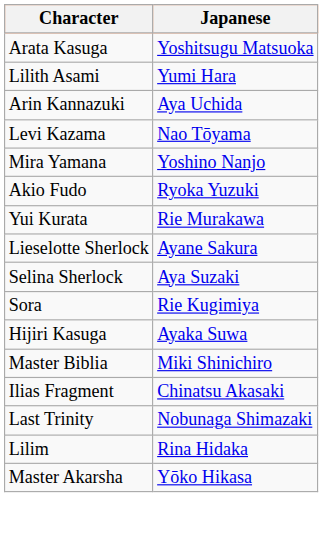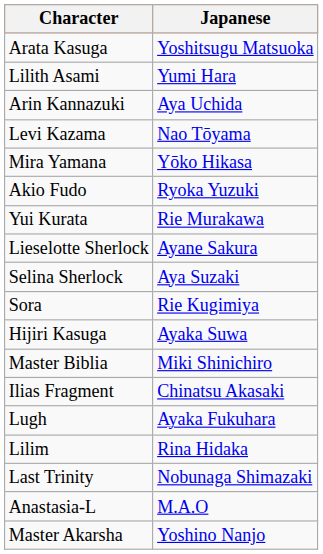(211, 162) Yoshino Nanjo -> (205, 162) Yōko Hikasa
+ row: (28, 420)
rows swapped: (29, 448) <-> (51, 420)
+ row: (52, 506)
(205, 477) Yōko Hikasa -> (211, 534) Yoshino Nanjo
